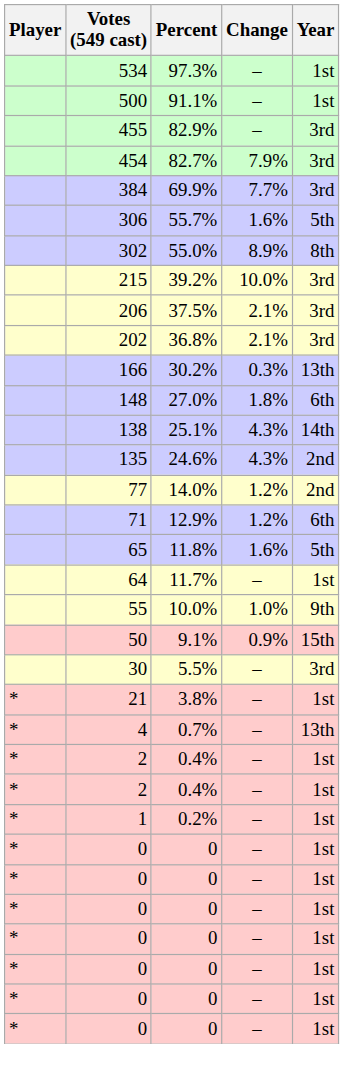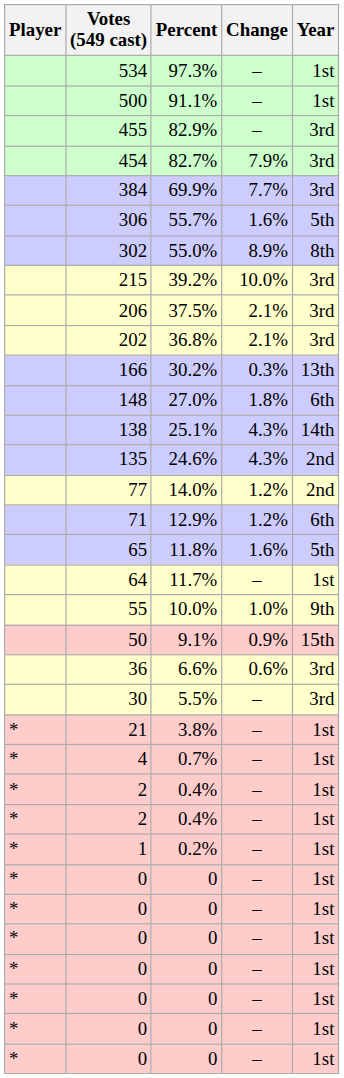+ row: (138, 669)
(318, 729) 13th -> (323, 759) 1st
